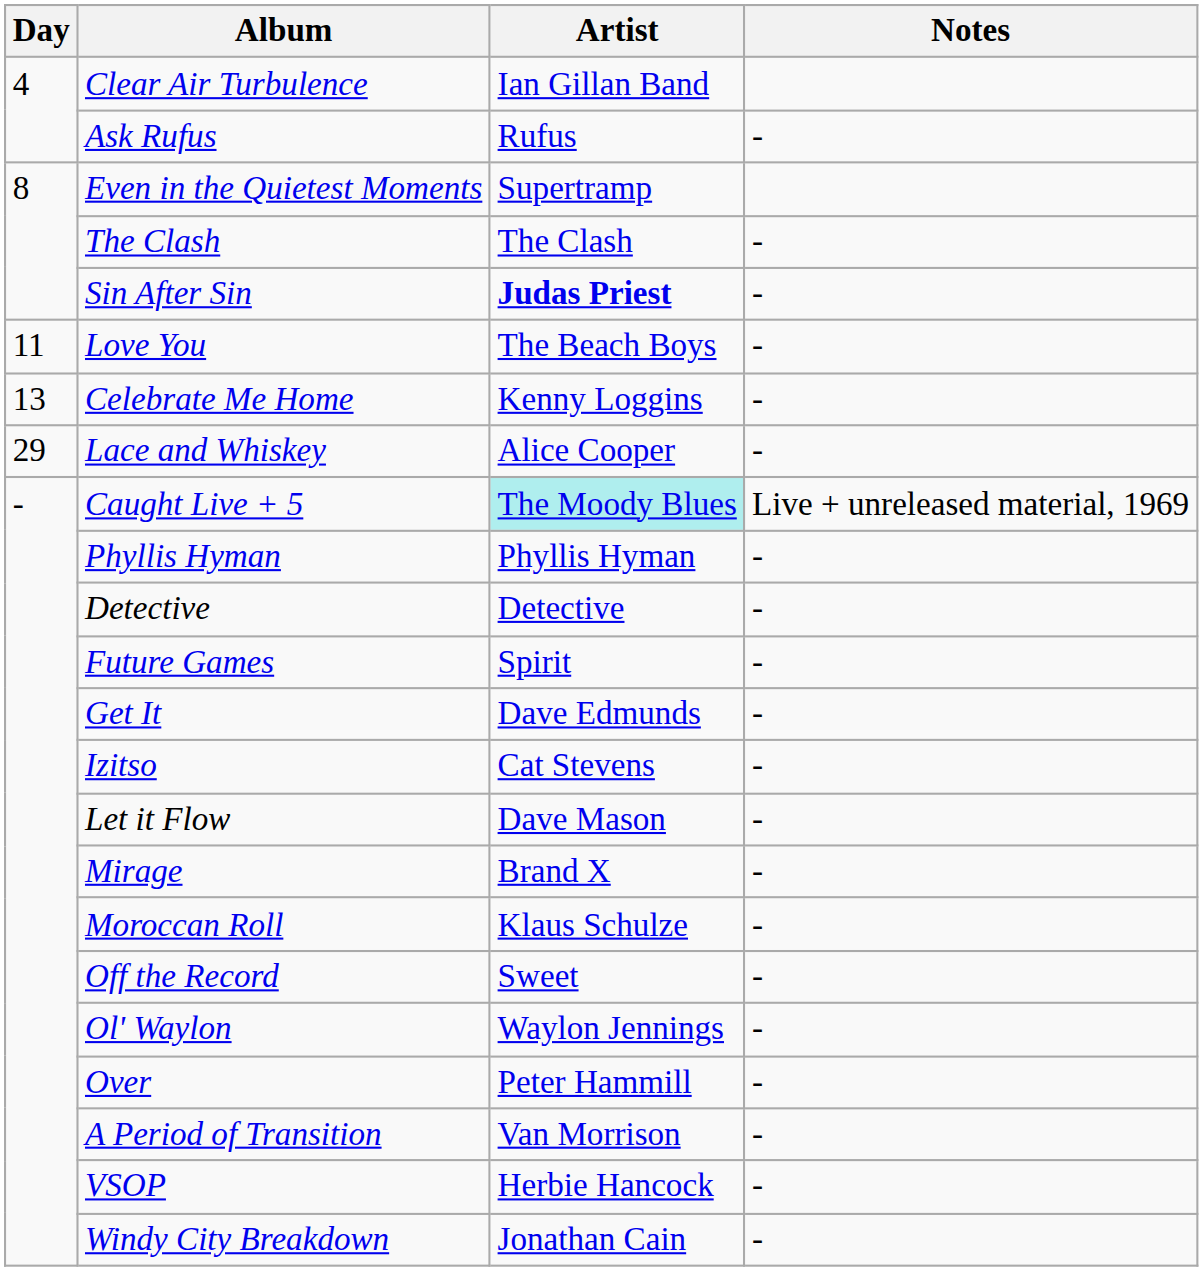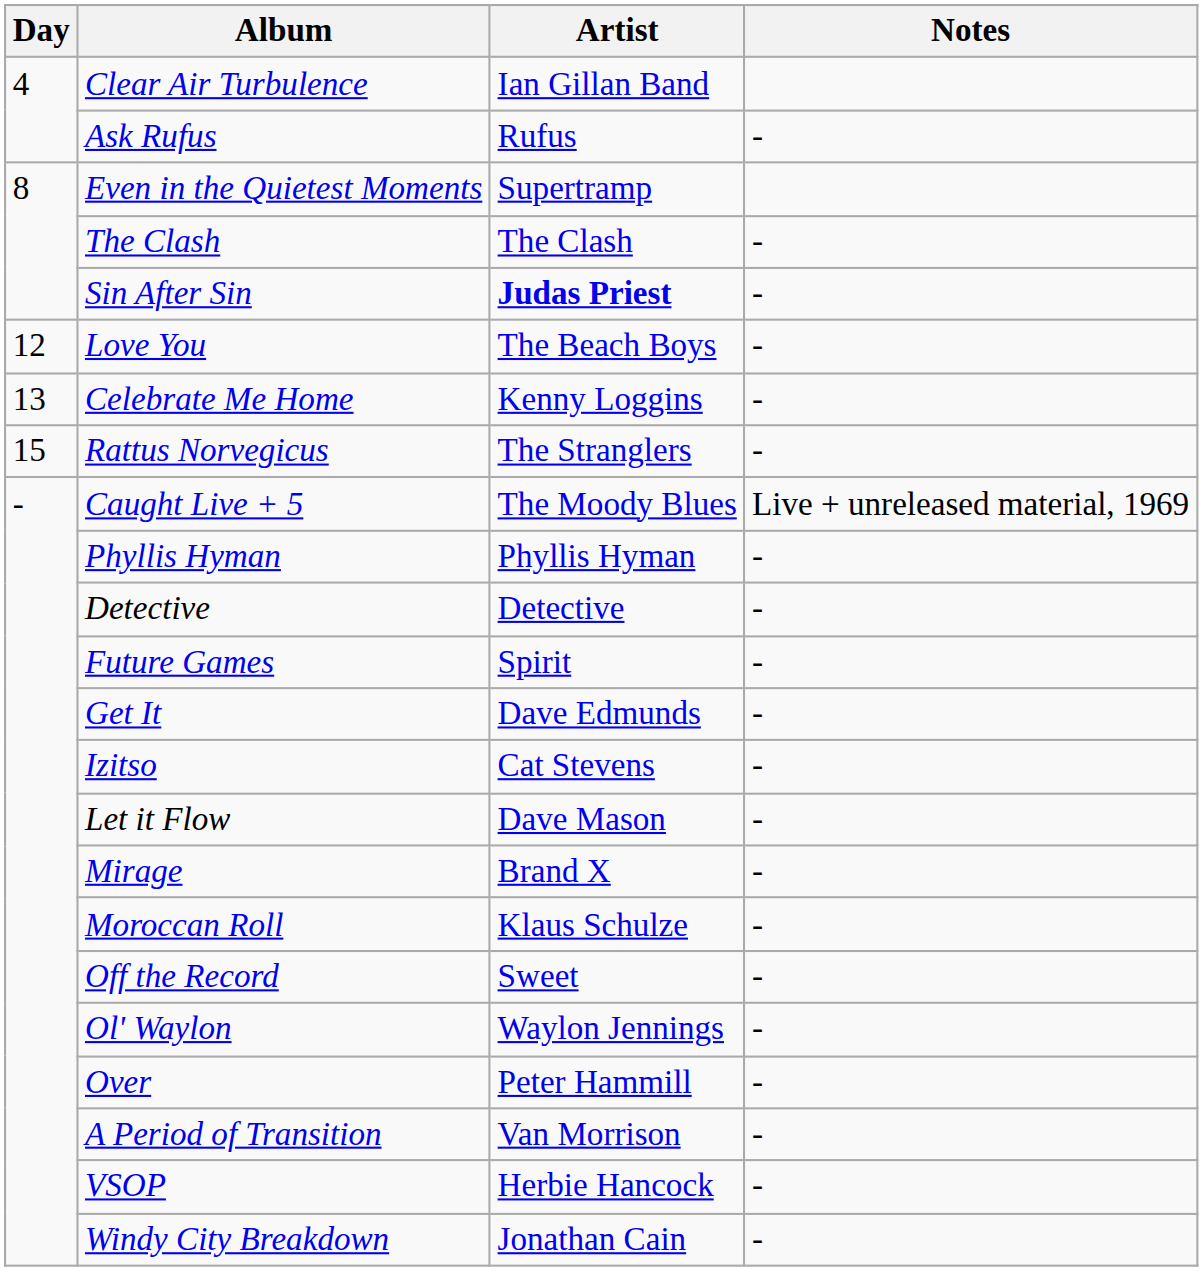(29, 345) 11 -> (29, 345) 12
+ row: (207, 450)
- row: (205, 450)
(617, 503) paleturquoise background -> (617, 503) no background
